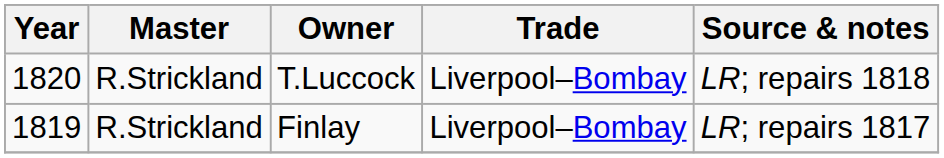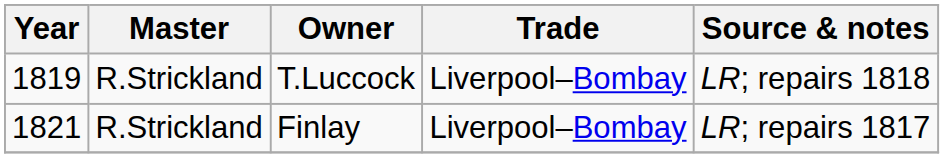(47, 78) 1820 -> (47, 78) 1819
(47, 127) 1819 -> (47, 127) 1821
